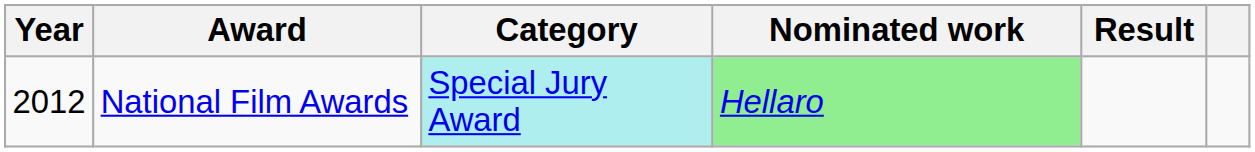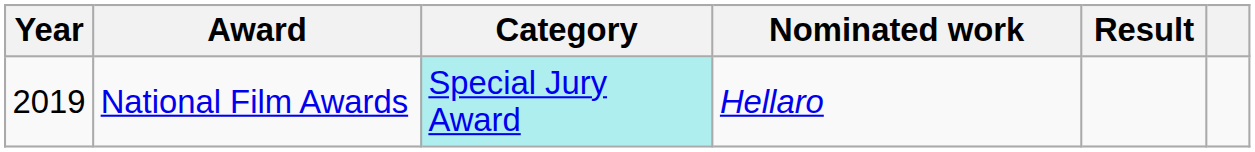(49, 100) 2012 -> (49, 100) 2019
(772, 100) lightgreen background -> (772, 100) no background
